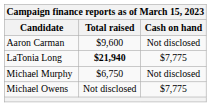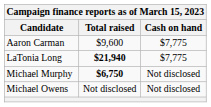(173, 43) Not disclosed -> (173, 43) $7,775
(110, 74) normal -> (110, 74) bold
(173, 89) $7,775 -> (173, 89) Not disclosed
